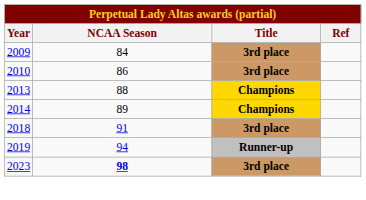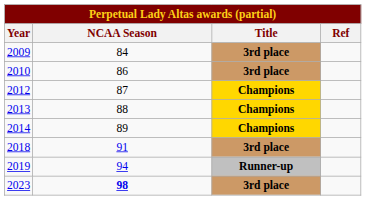+ row: (19, 90)
